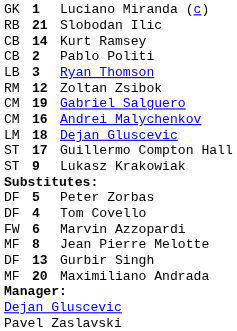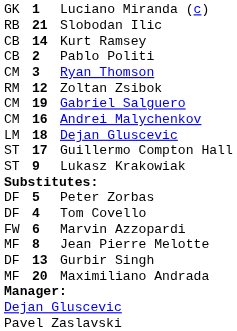(12, 73) LB -> (12, 73) CM
